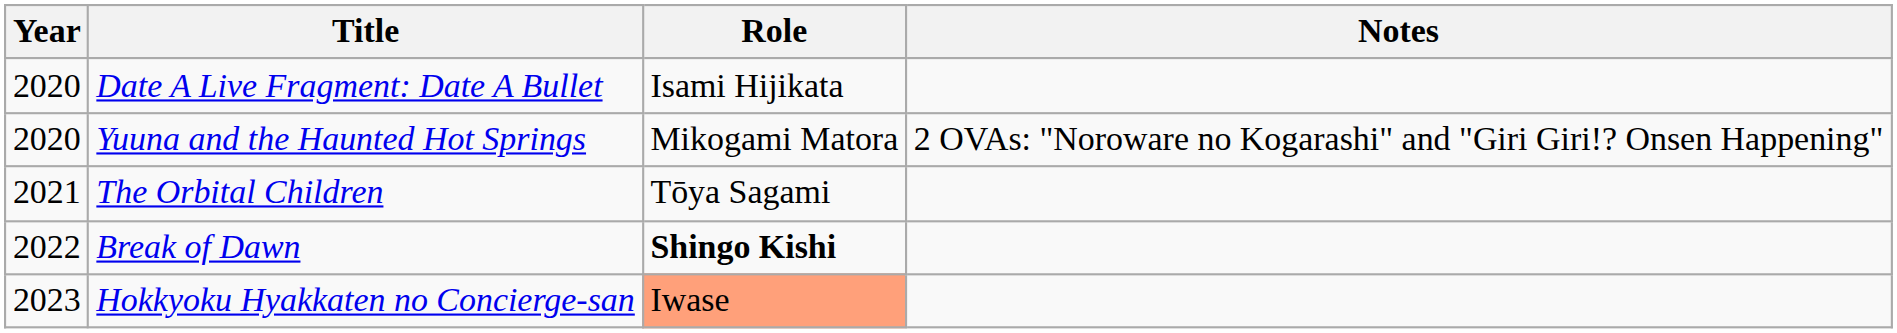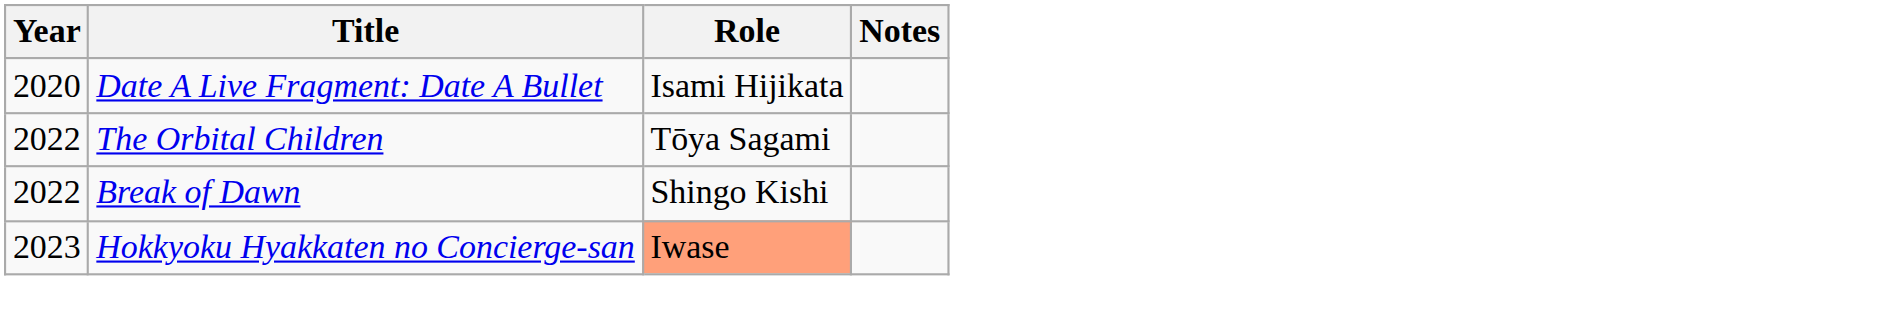- row: (341, 138)
(47, 192) 2021 -> (47, 138) 2022
(743, 246) bold -> (739, 192) normal
